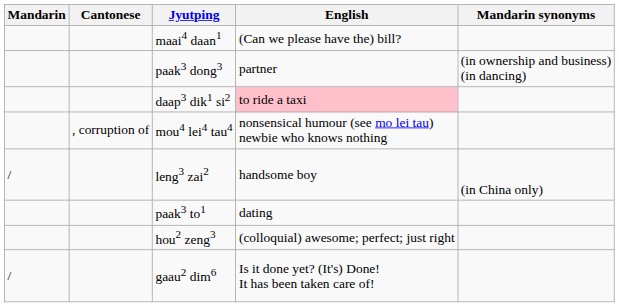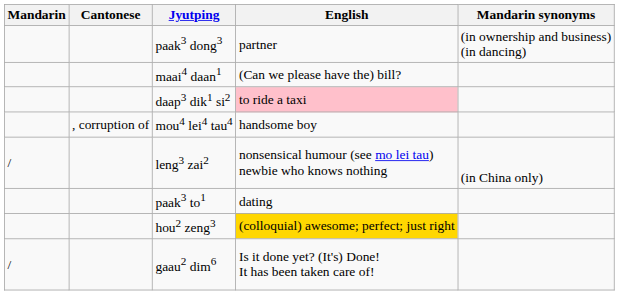rows swapped: (188, 38) <-> (189, 68)
(336, 130) nonsensical humour (see mo lei tau) newbie who knows nothing -> (278, 124) handsome boy
(278, 174) handsome boy -> (336, 162) nonsensical humour (see mo lei tau) newbie who knows nothing
(347, 237) no background -> (347, 226) gold background
